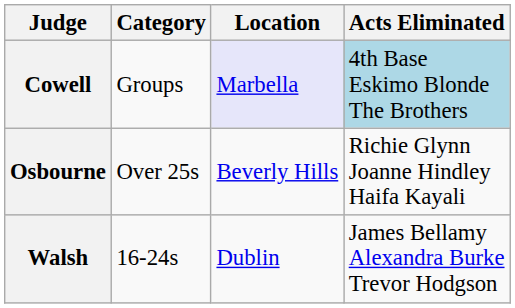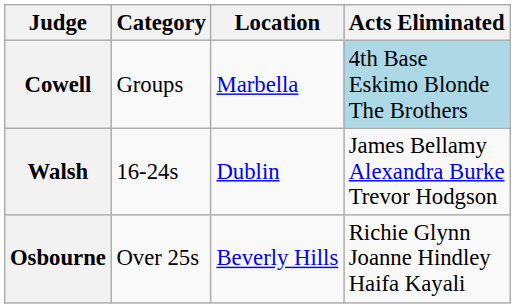(257, 84) lavender background -> (257, 84) no background
rows swapped: (58, 171) <-> (58, 258)
